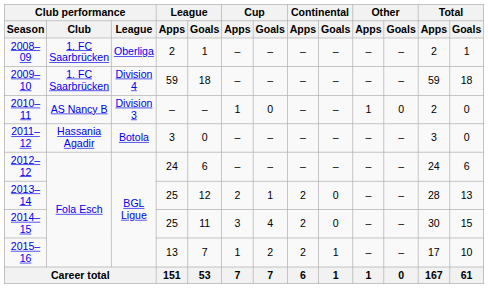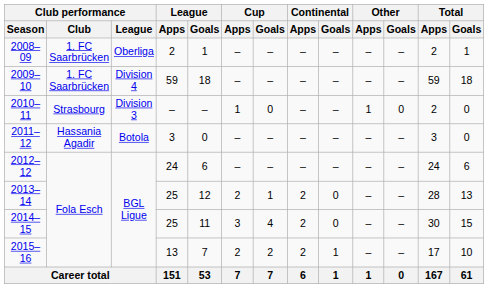(79, 109) AS Nancy B -> (79, 109) Strasbourg
(237, 252) 1 -> (237, 252) 2
